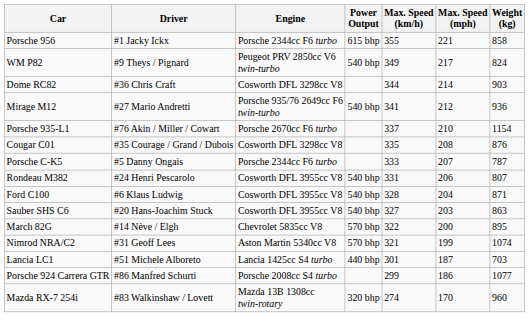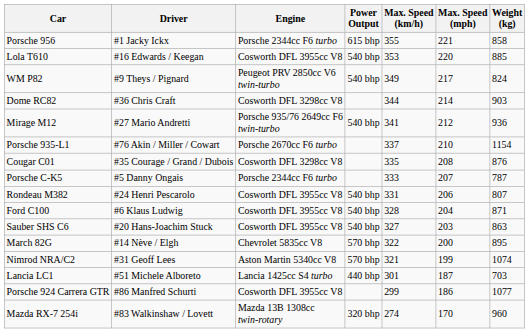+ row: (27, 57)
(287, 276) Porsche 2008cc S4 turbo -> (290, 292) Cosworth DFL 3955cc V8
